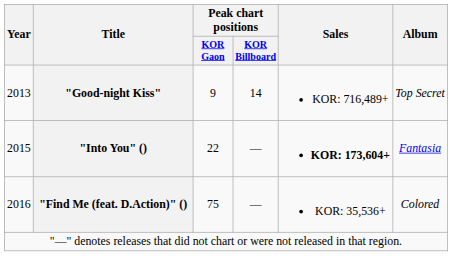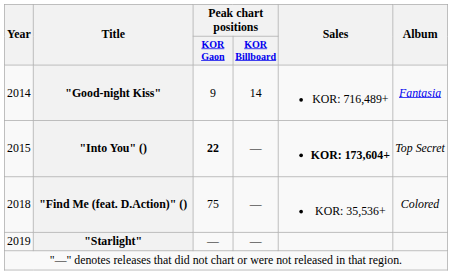(19, 92) 2013 -> (19, 92) 2014
(420, 92) Top Secret -> (420, 92) Fantasia
(213, 148) normal -> (213, 148) bold
(420, 148) Fantasia -> (420, 148) Top Secret
(19, 204) 2016 -> (19, 204) 2018
+ row: (113, 241)
